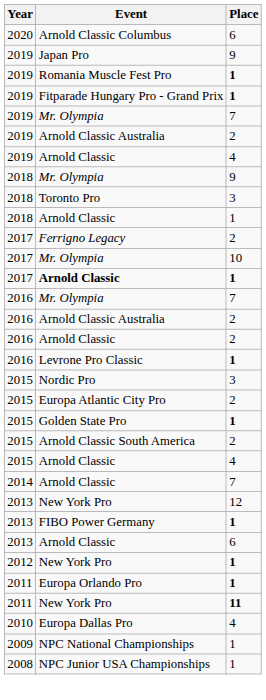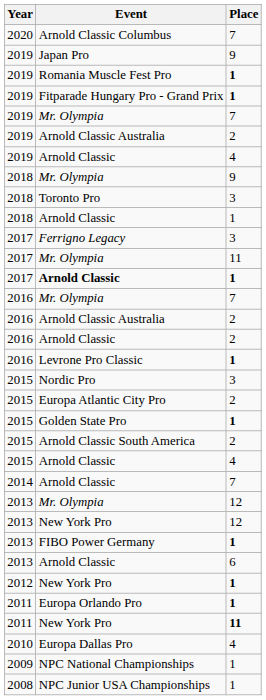(232, 34) 6 -> (232, 34) 7
(232, 237) 2 -> (232, 237) 3
(236, 258) 10 -> (235, 258) 11
+ row: (20, 501)
